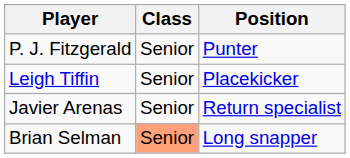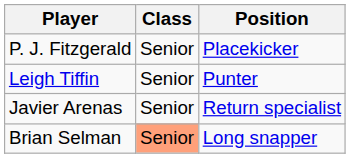(230, 49) Punter -> (251, 49) Placekicker
(251, 78) Placekicker -> (230, 78) Punter
